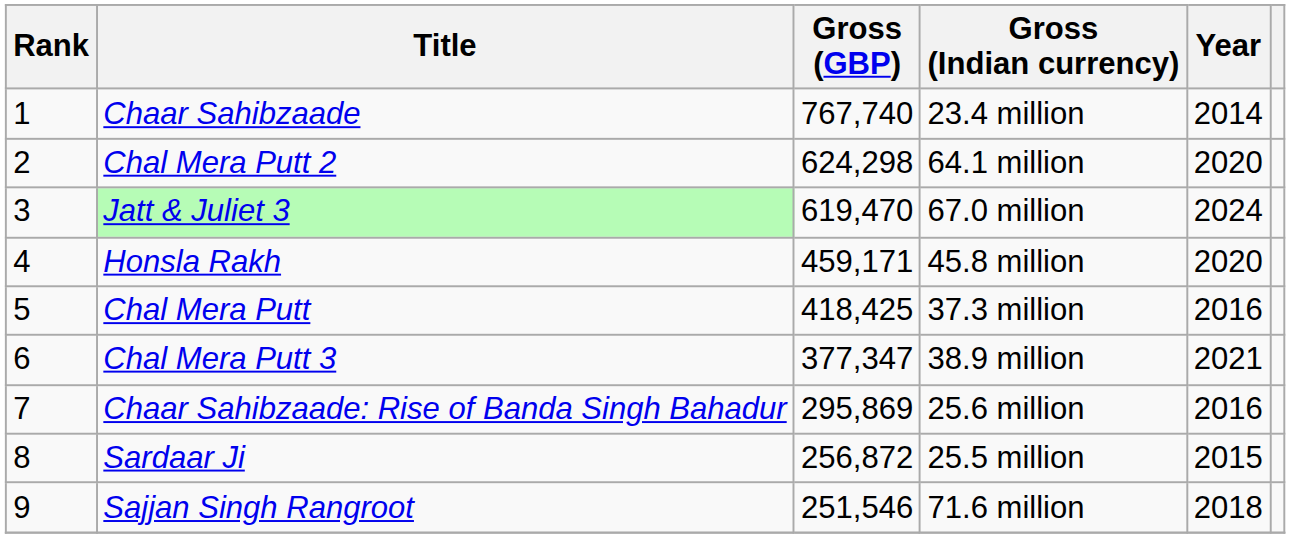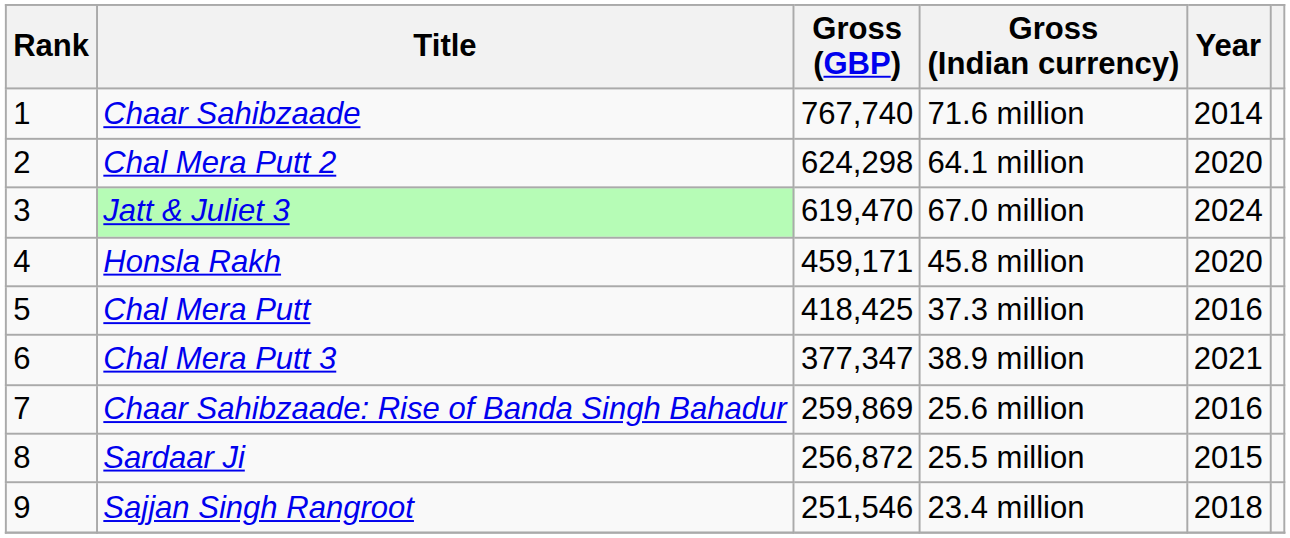(1006, 113) 23.4 million -> (1006, 113) 71.6 million
(857, 408) 295,869 -> (857, 408) 259,869
(1006, 507) 71.6 million -> (1006, 507) 23.4 million
